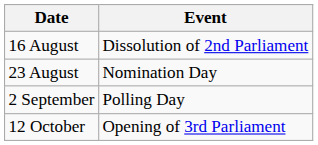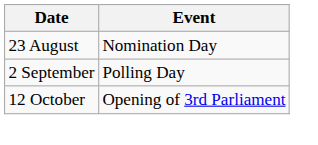- row: (43, 45)
